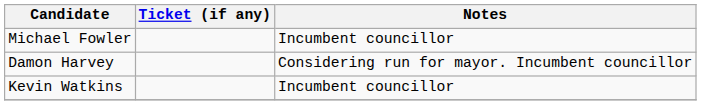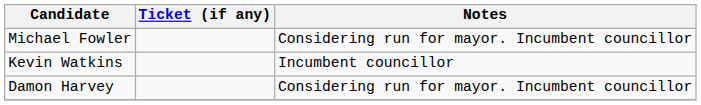(366, 41) Incumbent councillor -> (485, 41) Considering run for mayor. Incumbent councillor
rows swapped: (61, 64) <-> (65, 88)
